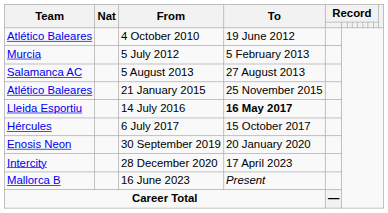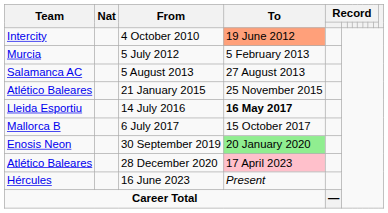(50, 36) Atlético Baleares -> (27, 36) Intercity
(260, 36) no background -> (260, 36) lightsalmon background
(29, 126) Hércules -> (34, 126) Mallorca B
(268, 144) no background -> (268, 144) lightgreen background
(27, 162) Intercity -> (50, 162) Atlético Baleares
(259, 162) no background -> (259, 162) pink background
(34, 180) Mallorca B -> (29, 180) Hércules
